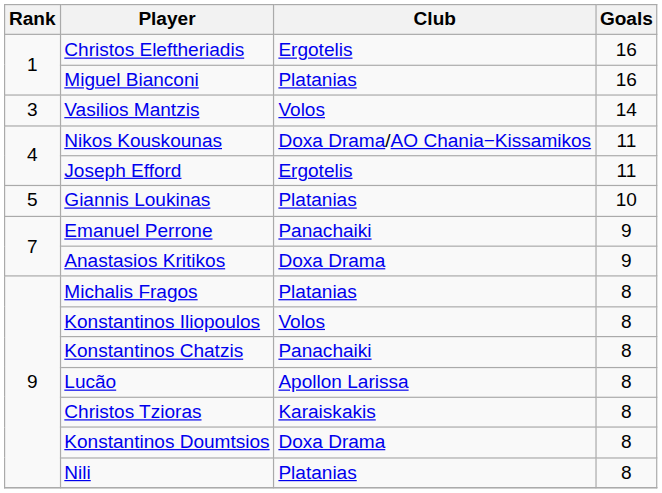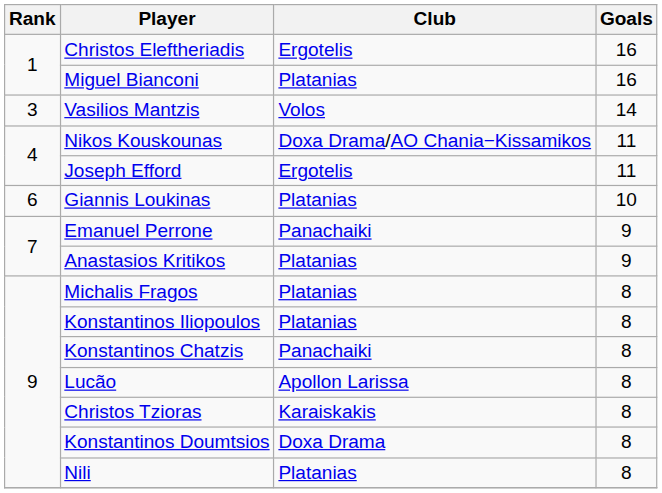(32, 200) 5 -> (32, 200) 6
(332, 261) Doxa Drama -> (318, 261) Platanias
(302, 321) Volos -> (318, 321) Platanias
